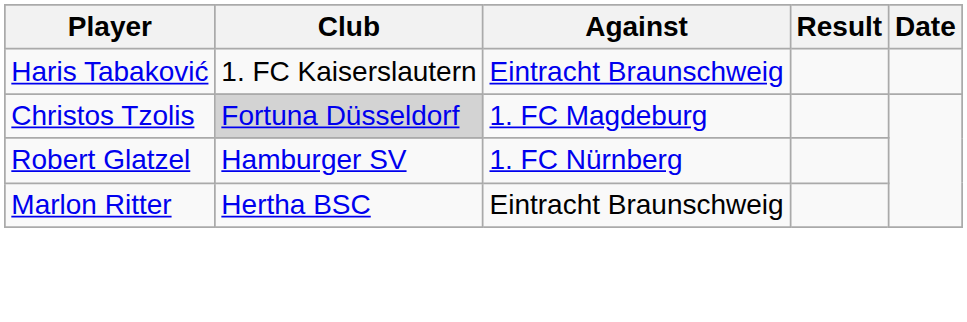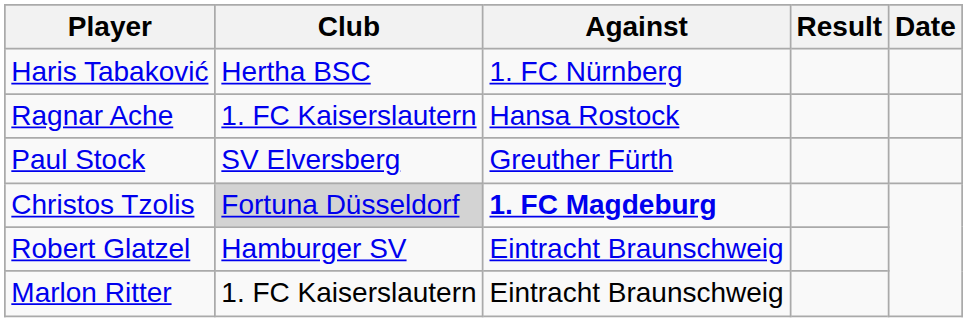(349, 71) 1. FC Kaiserslautern -> (296, 71) Hertha BSC
(637, 71) Eintracht Braunschweig -> (586, 71) 1. FC Nürnberg
+ row: (92, 115)
+ row: (78, 159)
(598, 115) normal -> (603, 204) bold
(586, 159) 1. FC Nürnberg -> (637, 248) Eintracht Braunschweig
(296, 204) Hertha BSC -> (349, 293) 1. FC Kaiserslautern
